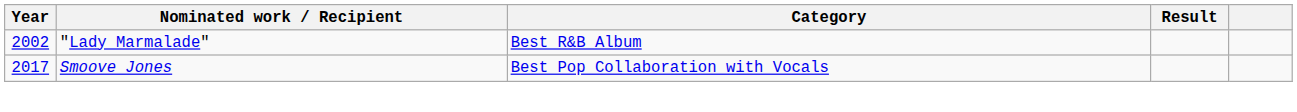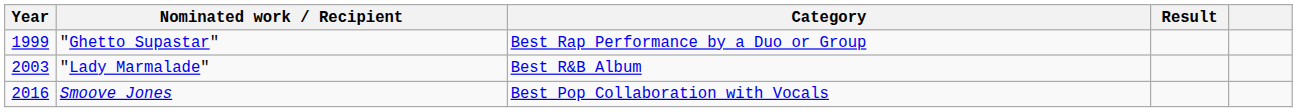+ row: (139, 43)
(30, 43) 2002 -> (30, 68) 2003
(30, 68) 2017 -> (30, 94) 2016
